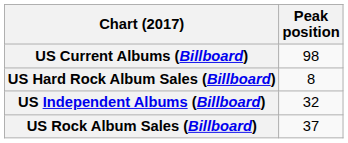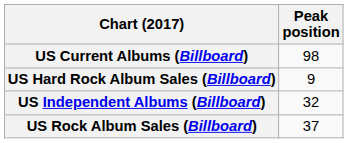(311, 79) 8 -> (311, 79) 9
